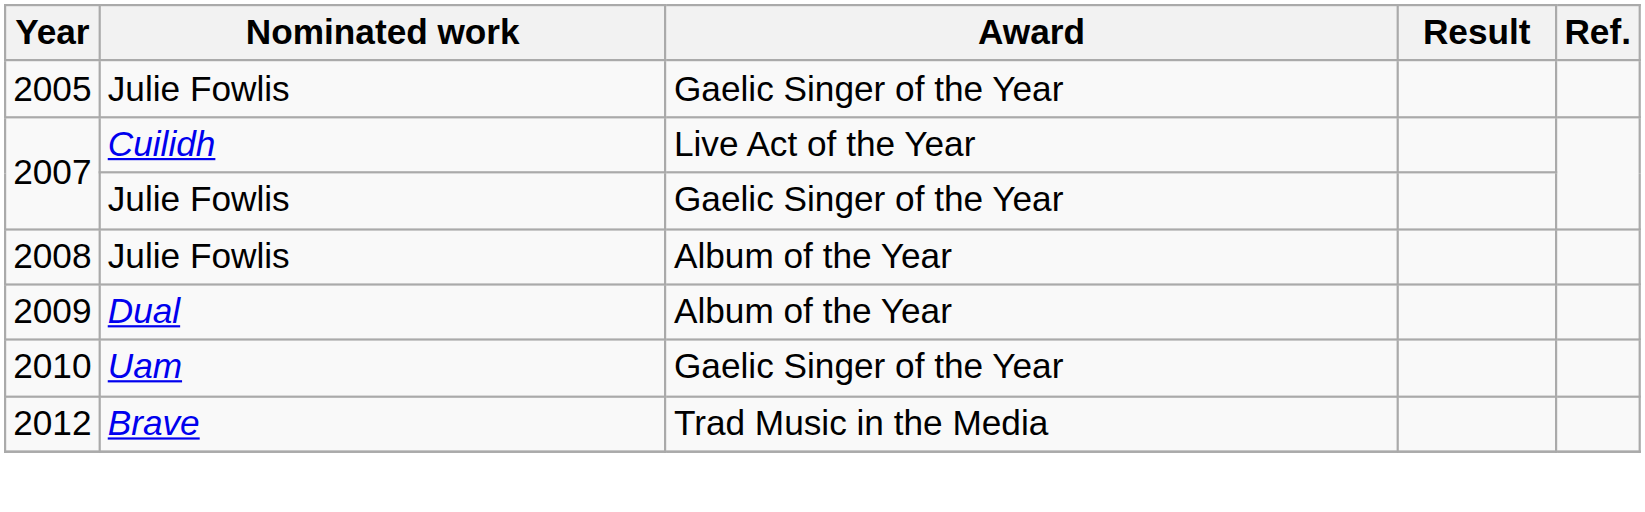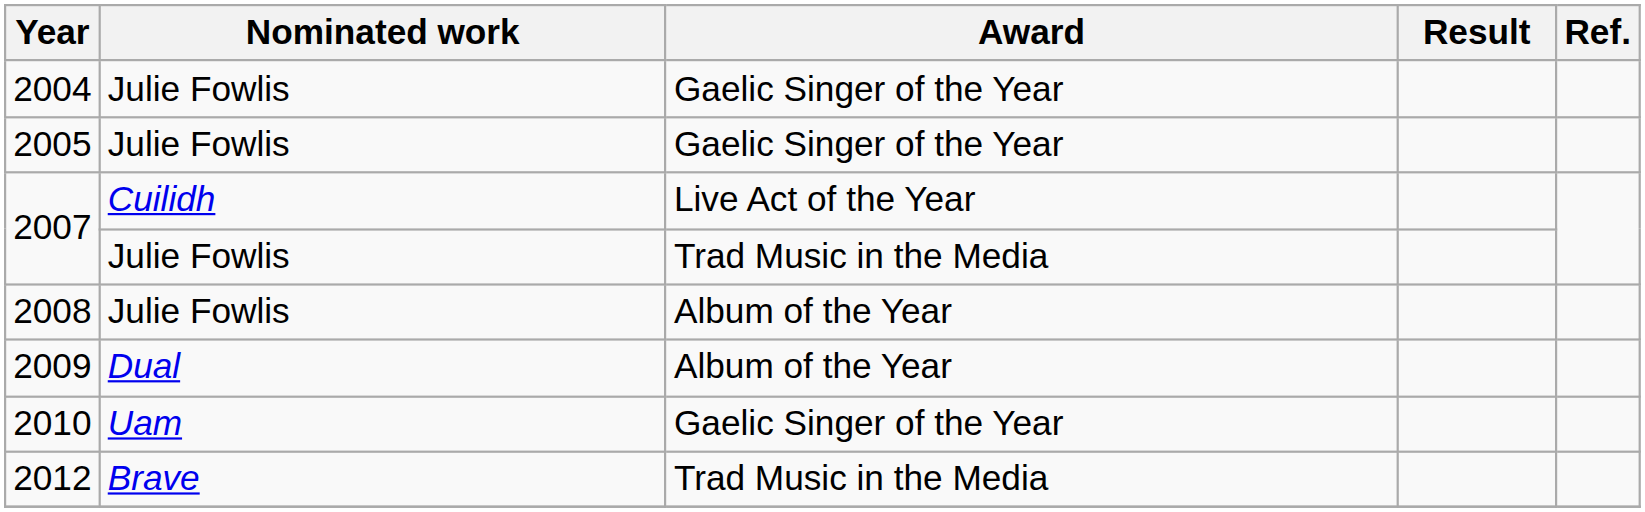+ row: (52, 88)
(869, 199) Gaelic Singer of the Year -> (861, 255) Trad Music in the Media
